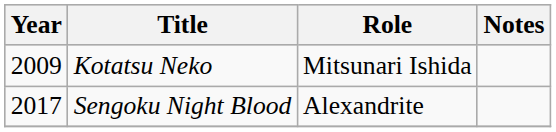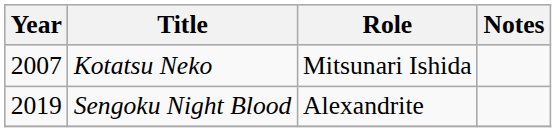(36, 65) 2009 -> (36, 65) 2007
(36, 106) 2017 -> (36, 106) 2019
